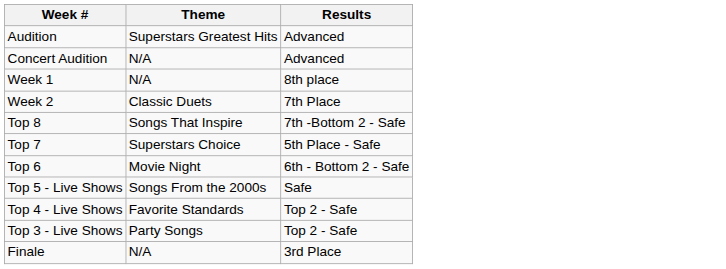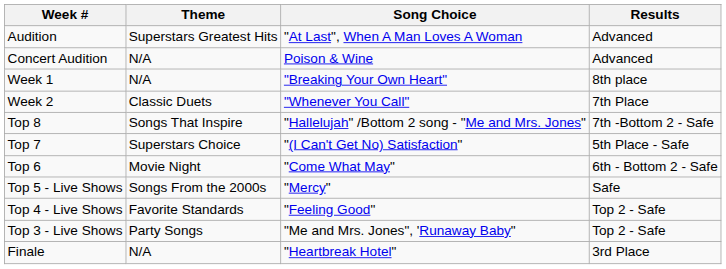+ column: (435, 15)
